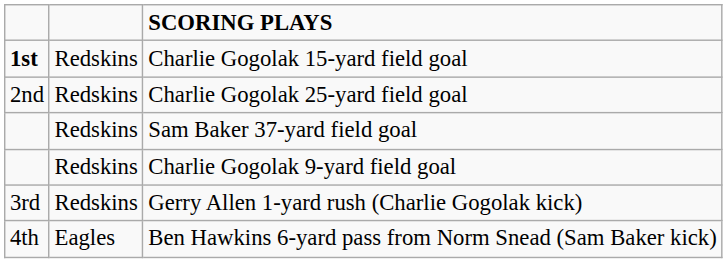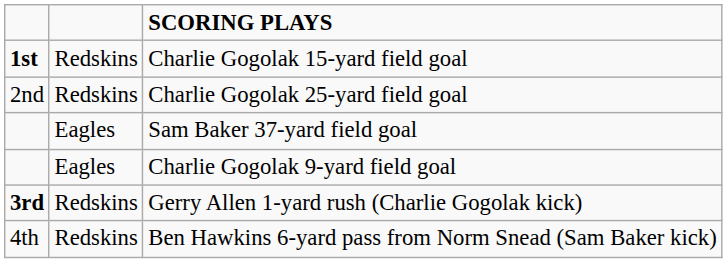(96, 130) Redskins -> (85, 130) Eagles
(96, 166) Redskins -> (85, 166) Eagles
(25, 202) normal -> (27, 202) bold
(85, 238) Eagles -> (96, 238) Redskins
